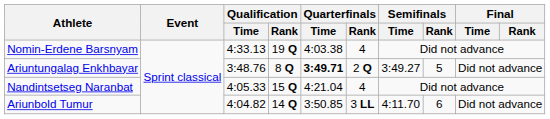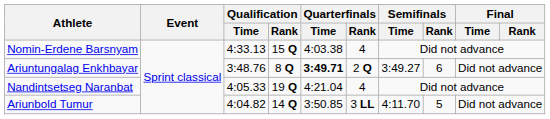(285, 50) 19 Q -> (285, 50) 15 Q
(439, 68) 5 -> (439, 68) 6
(285, 87) 15 Q -> (285, 87) 19 Q
(439, 105) 6 -> (439, 105) 5
